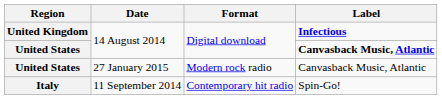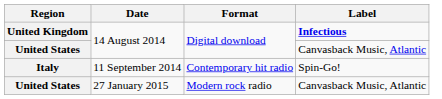(366, 49) bold -> (362, 49) normal
rows swapped: (48, 85) <-> (48, 67)
